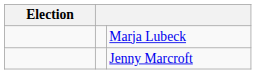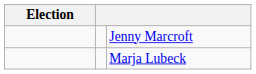rows swapped: (148, 36) <-> (151, 58)
